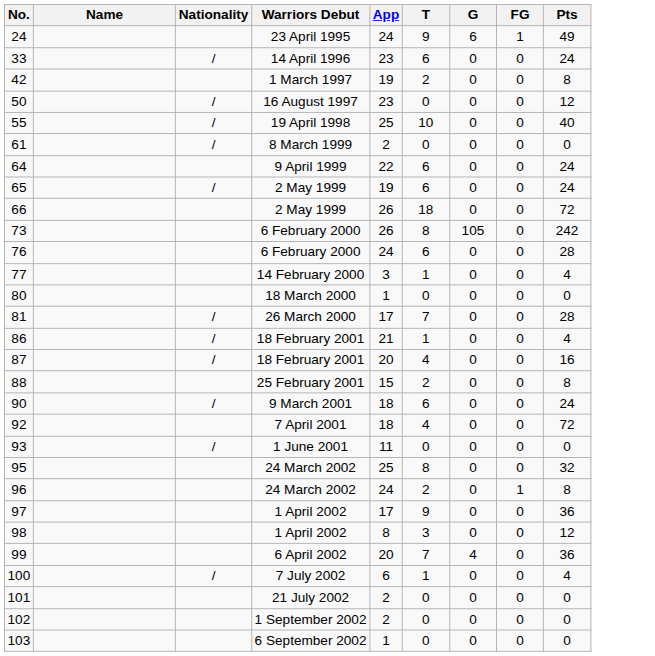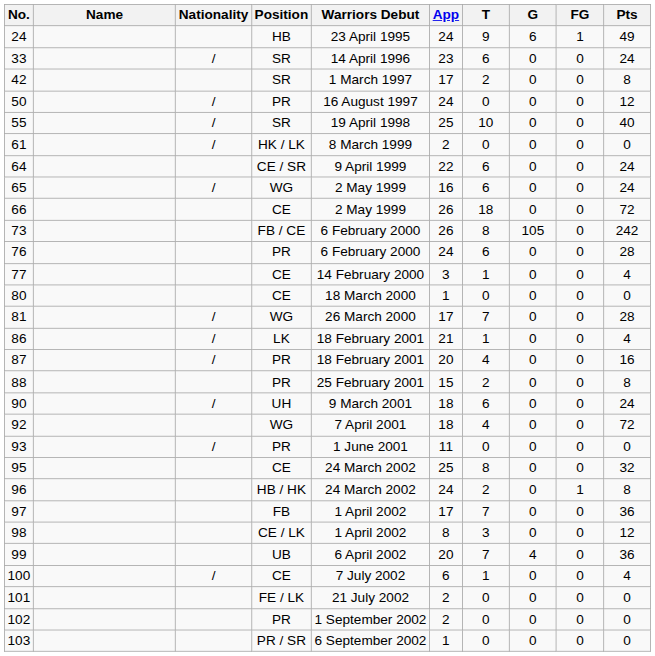+ column: (281, 15)
(386, 79) 19 -> (446, 79) 17
(386, 101) 23 -> (446, 101) 24
(386, 187) 19 -> (446, 187) 16
(426, 511) 9 -> (486, 511) 7
